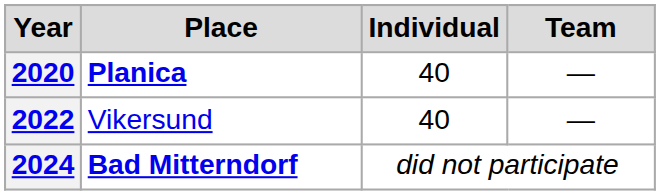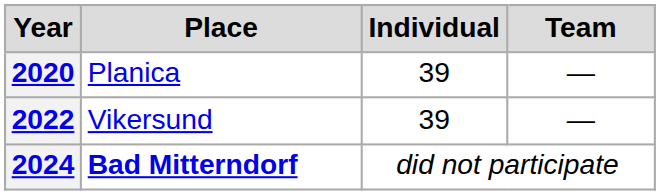(137, 73) bold -> (134, 73) normal
(434, 73) 40 -> (434, 73) 39
(434, 119) 40 -> (434, 119) 39
